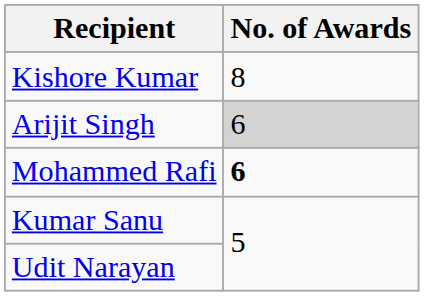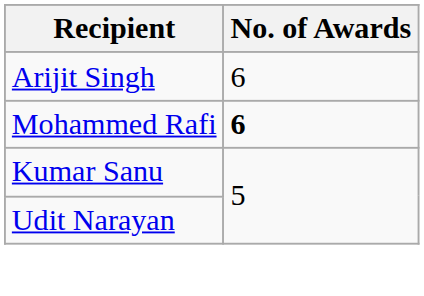- row: (105, 76)
(238, 123) lightgrey background -> (238, 76) no background
